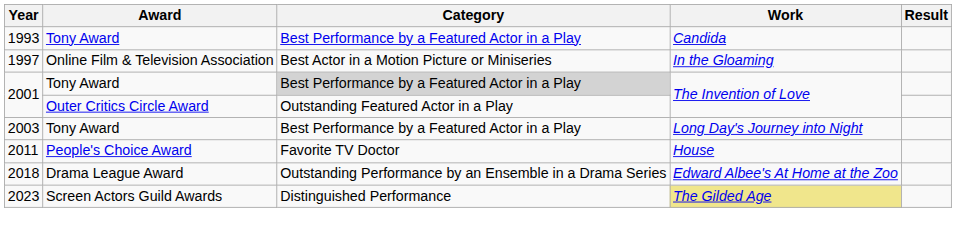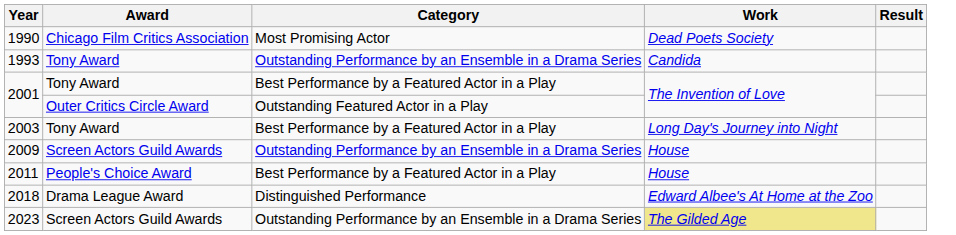+ row: (24, 38)
(431, 38) Best Performance by a Featured Actor in a Play -> (448, 60) Outstanding Performance by an Ensemble in a Drama Series
- row: (24, 60)
(431, 83) lightgrey background -> (406, 83) no background
+ row: (24, 151)
(340, 151) Favorite TV Doctor -> (406, 173) Best Performance by a Featured Actor in a Play
(473, 173) Outstanding Performance by an Ensemble in a Drama Series -> (341, 196) Distinguished Performance
(366, 196) Distinguished Performance -> (448, 219) Outstanding Performance by an Ensemble in a Drama Series
